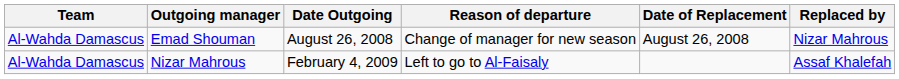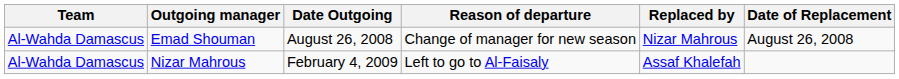columns swapped: (842, 16) <-> (715, 16)
